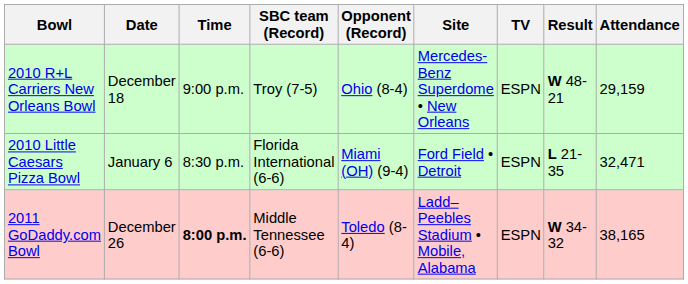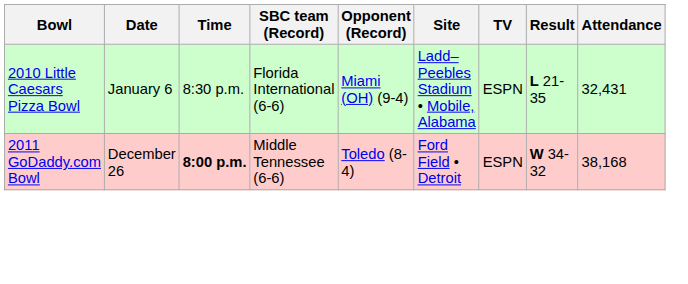- row: (52, 89)
(455, 162) Ford Field • Detroit -> (447, 89) Ladd–Peebles Stadium • Mobile, Alabama
(622, 162) 32,471 -> (604, 89) 32,431
(449, 235) Ladd–Peebles Stadium • Mobile, Alabama -> (439, 162) Ford Field • Detroit
(622, 235) 38,165 -> (604, 162) 38,168
